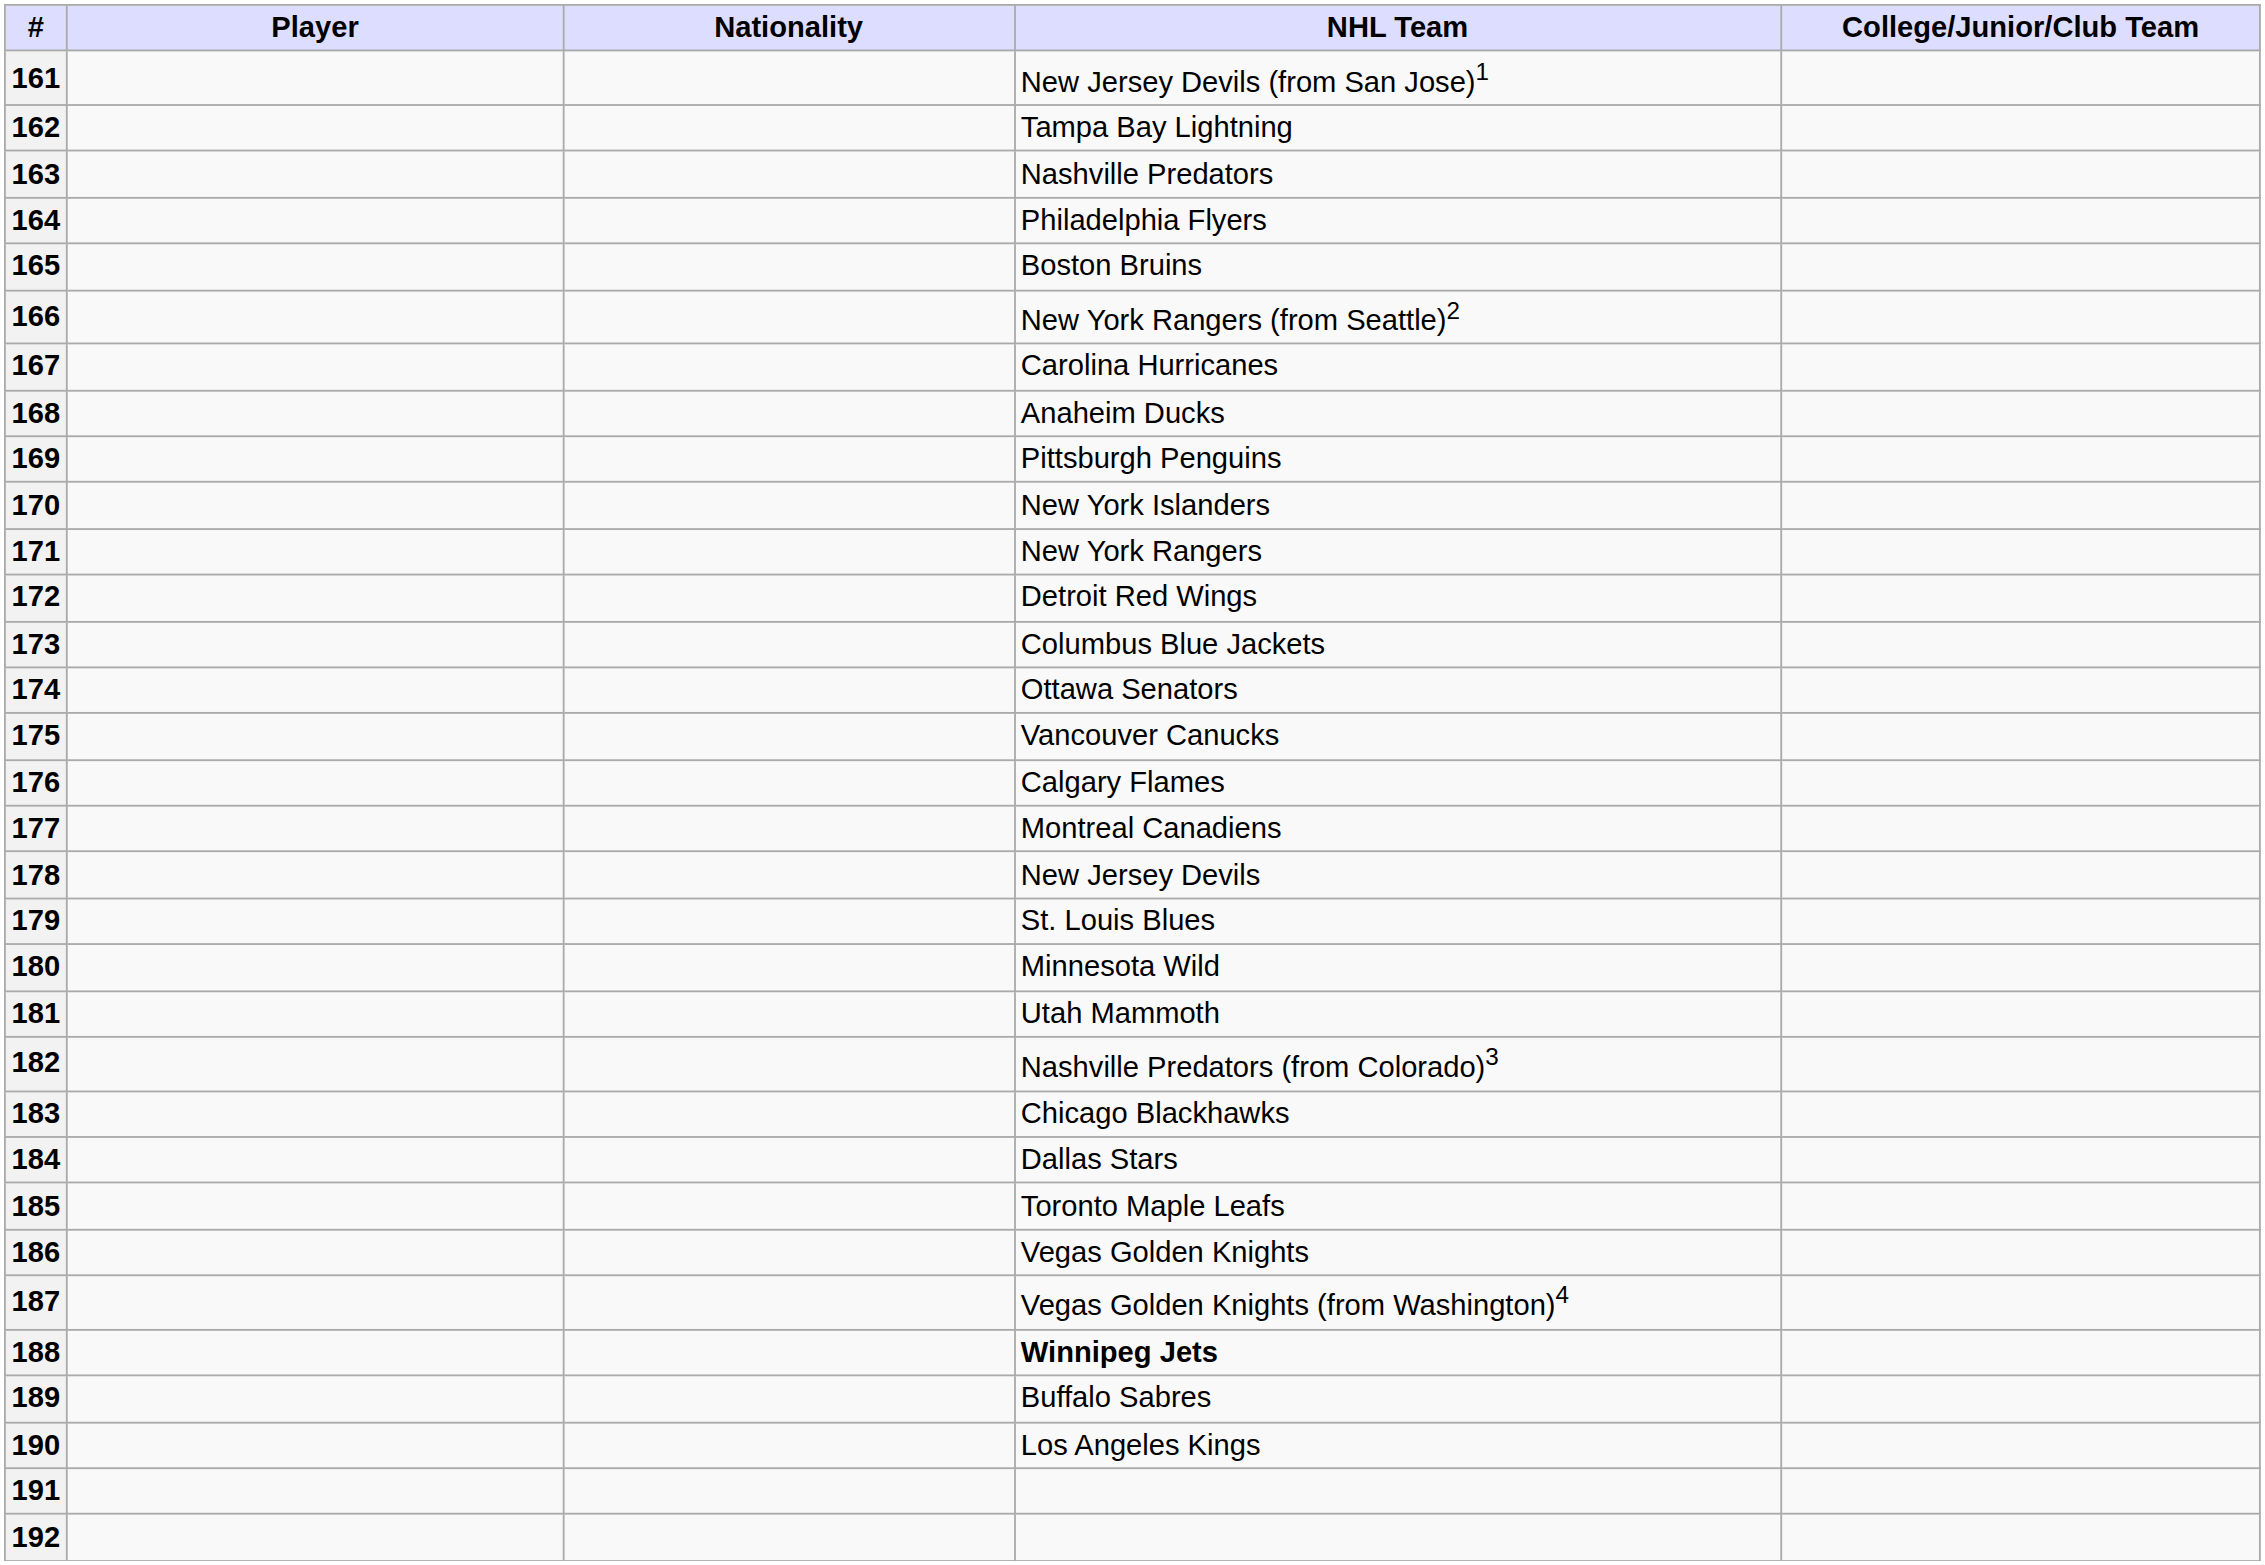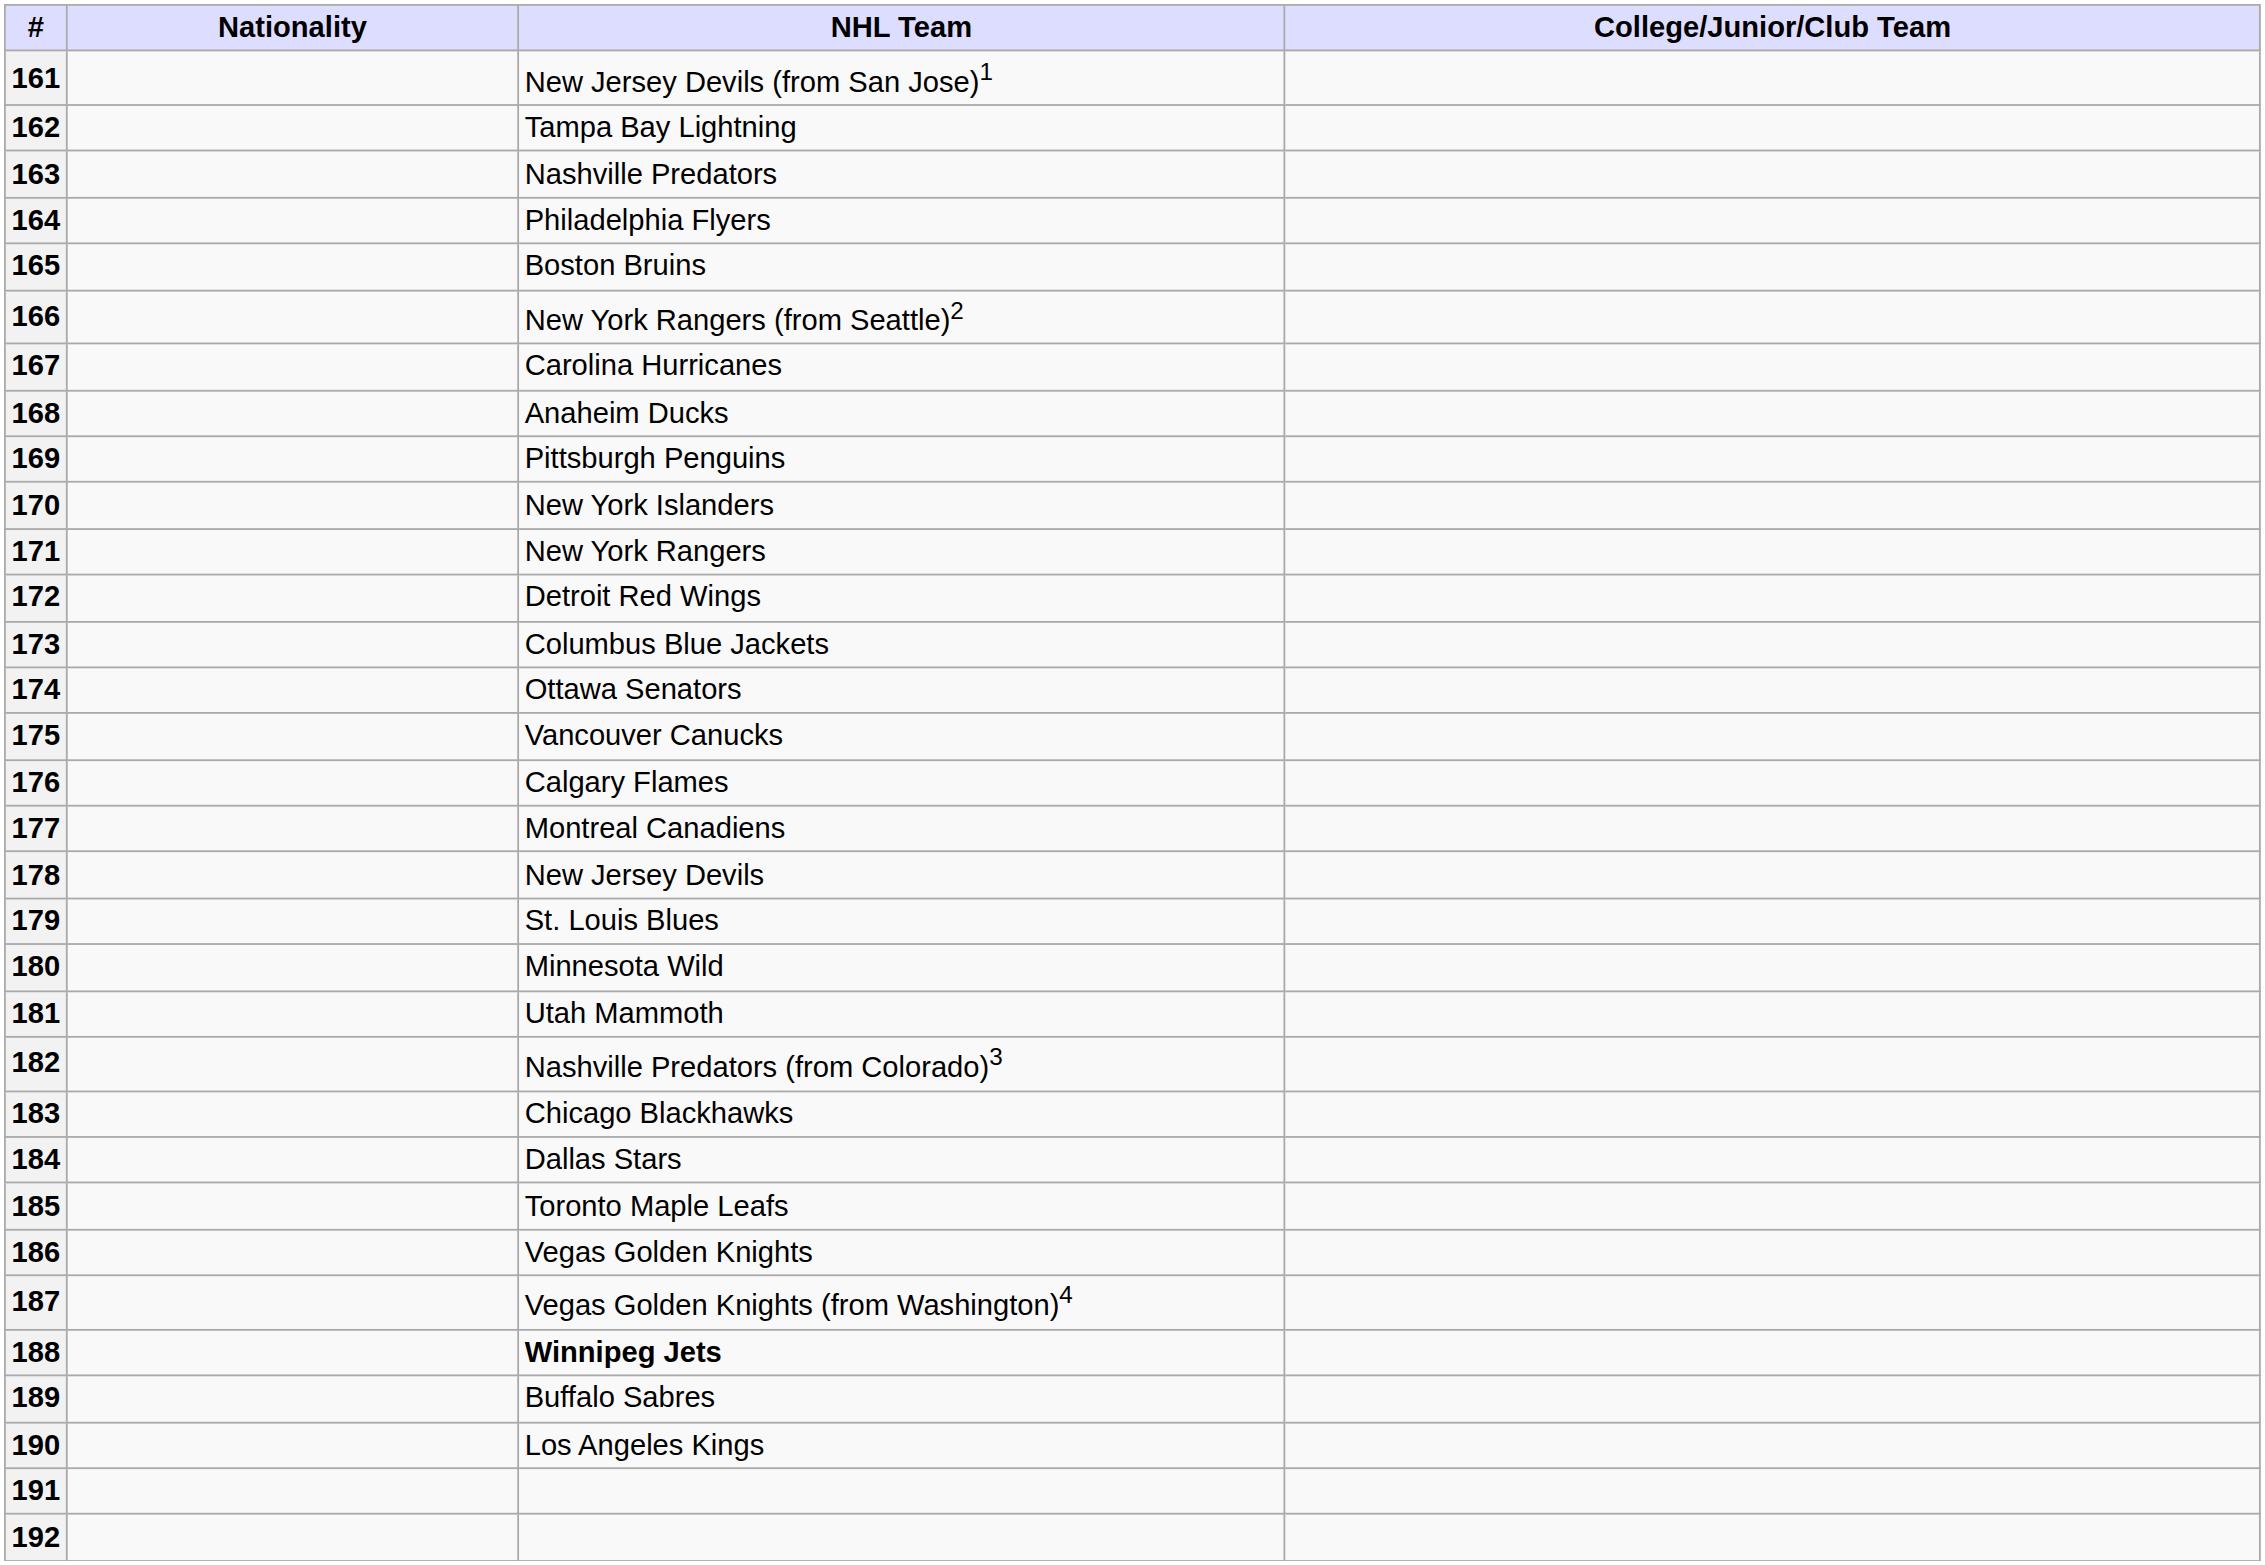- column: (315, 27)
